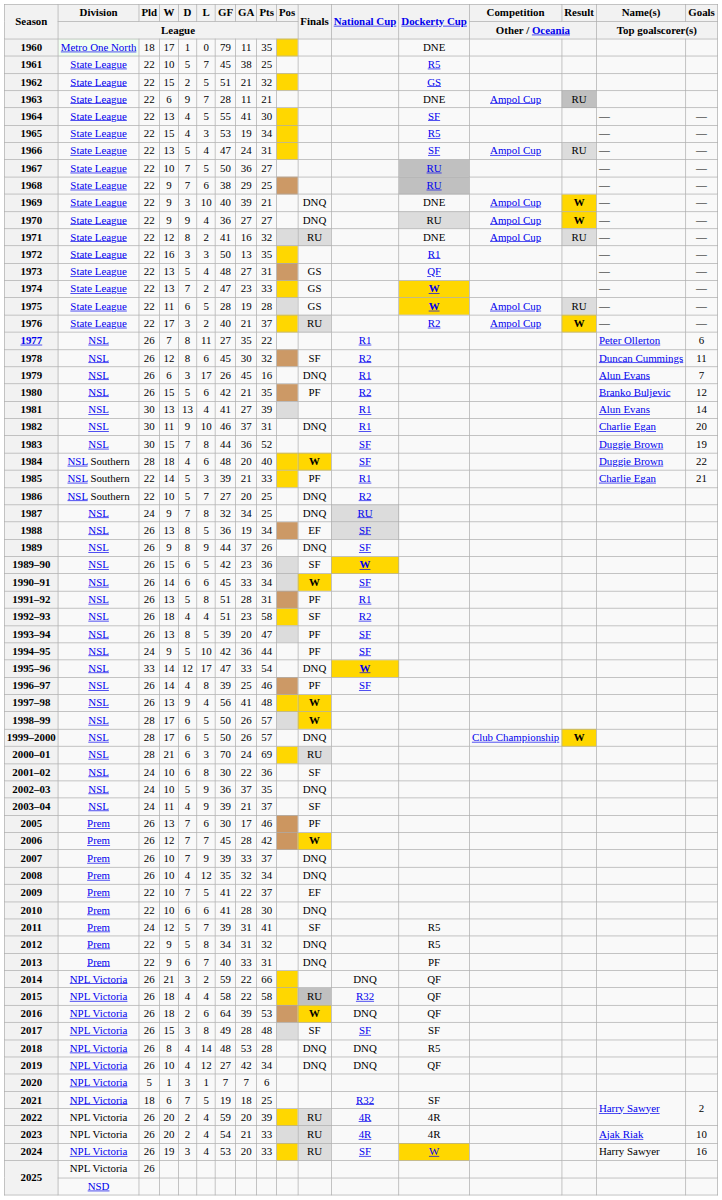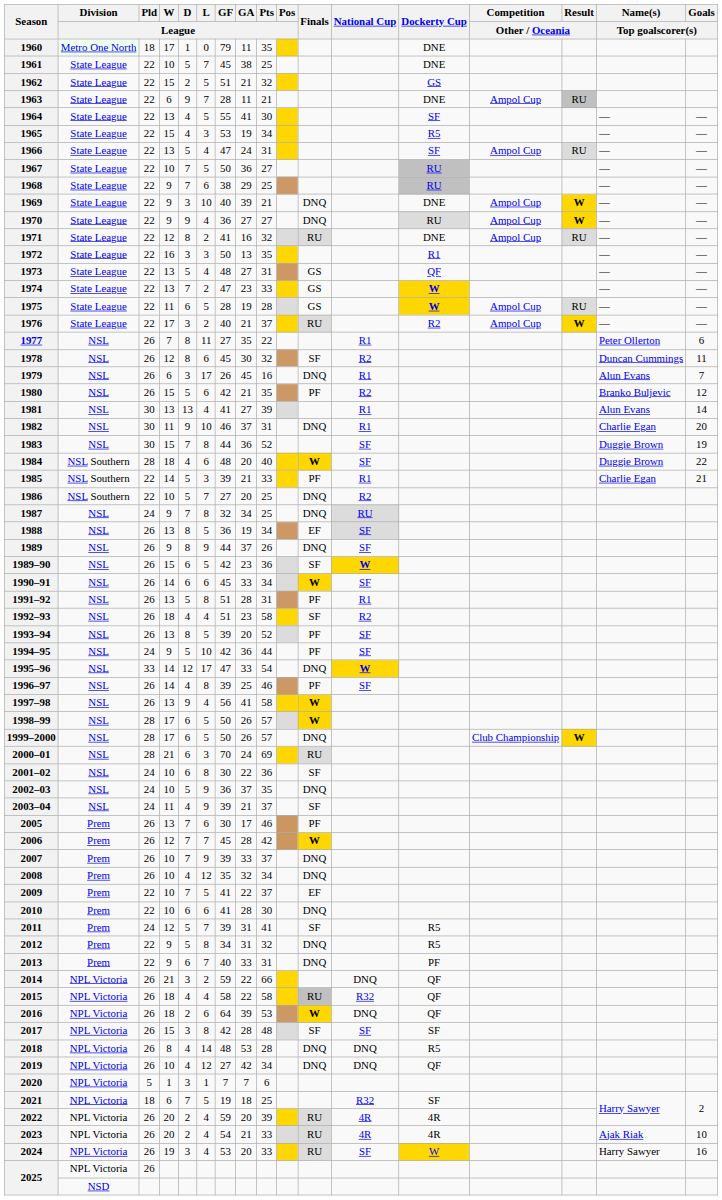(434, 64) R5 -> (434, 64) DNE
(267, 634) 47 -> (267, 634) 52
(267, 703) 48 -> (267, 703) 58
(226, 1031) 49 -> (226, 1031) 42
